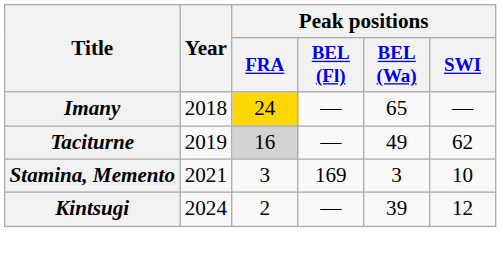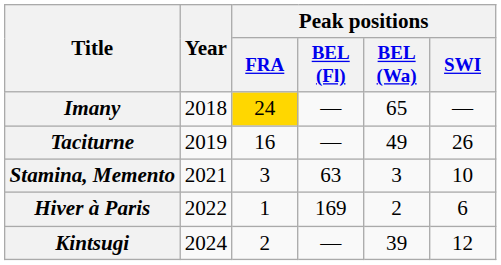(265, 142) lightgrey background -> (265, 142) no background
(463, 142) 62 -> (463, 142) 26
(331, 175) 169 -> (331, 175) 63
+ row: (92, 209)
